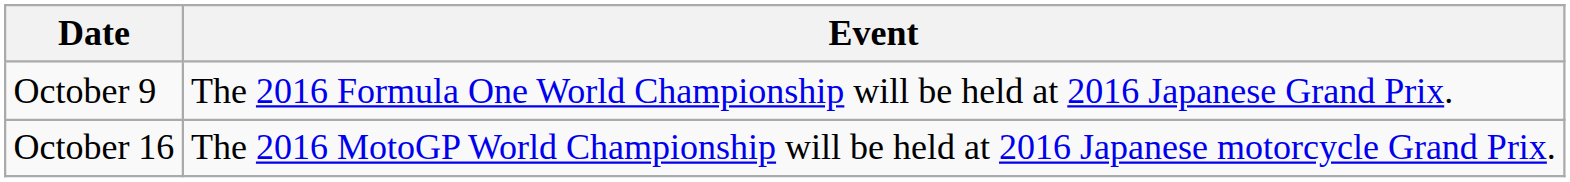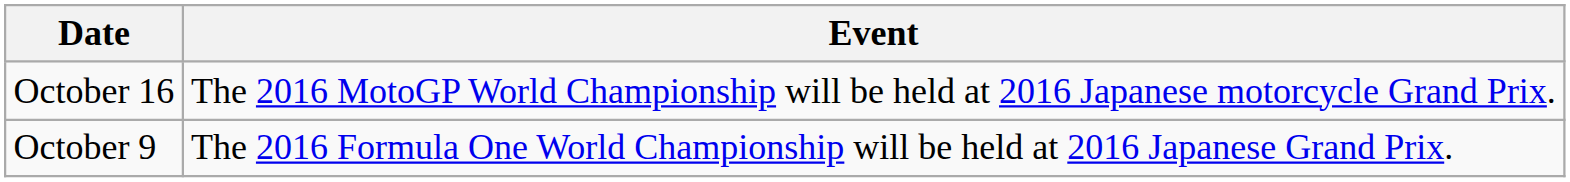rows swapped: (85, 90) <-> (94, 147)
